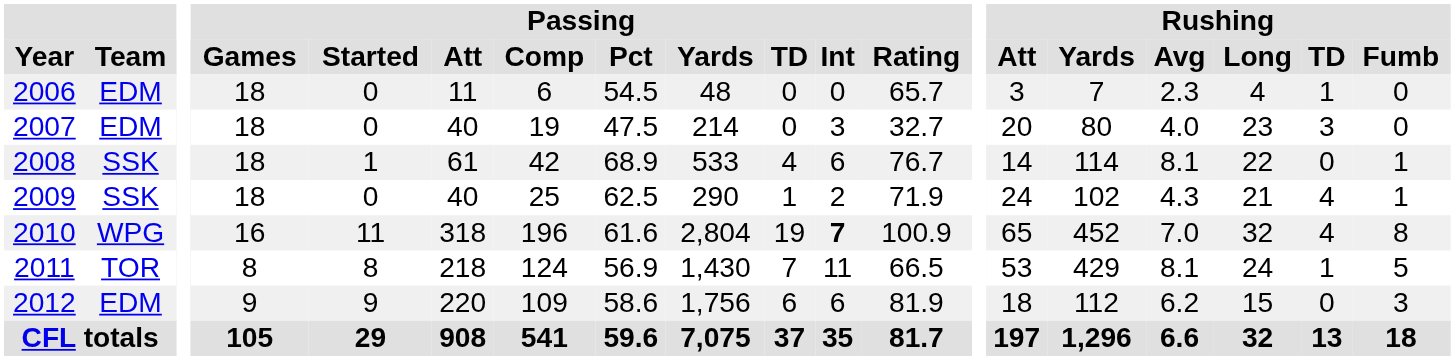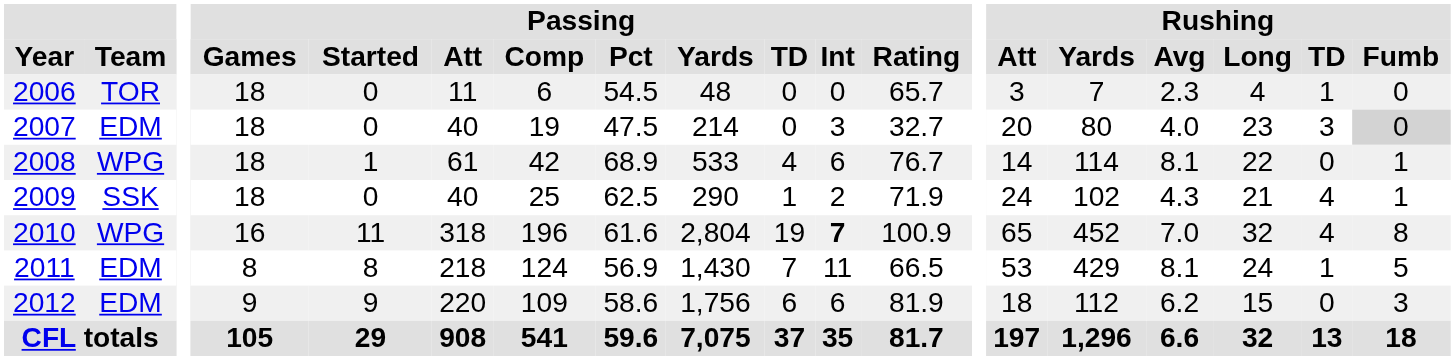(131, 91) EDM -> (131, 91) TOR
(1401, 126) no background -> (1401, 126) lightgrey background
(131, 162) SSK -> (131, 162) WPG
(131, 267) TOR -> (131, 267) EDM
